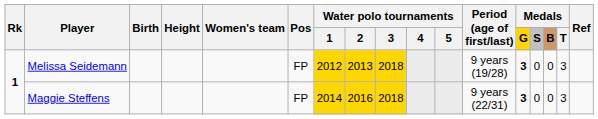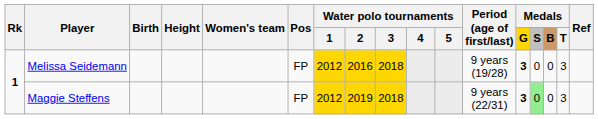(360, 66) 2013 -> (360, 66) 2016
(329, 98) 2014 -> (329, 98) 2012
(360, 98) 2016 -> (360, 98) 2019
(537, 98) no background -> (537, 98) lightgreen background
